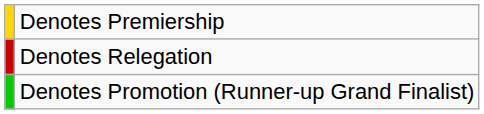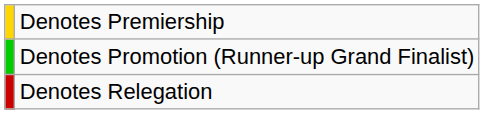rows swapped: (247, 91) <-> (116, 56)
